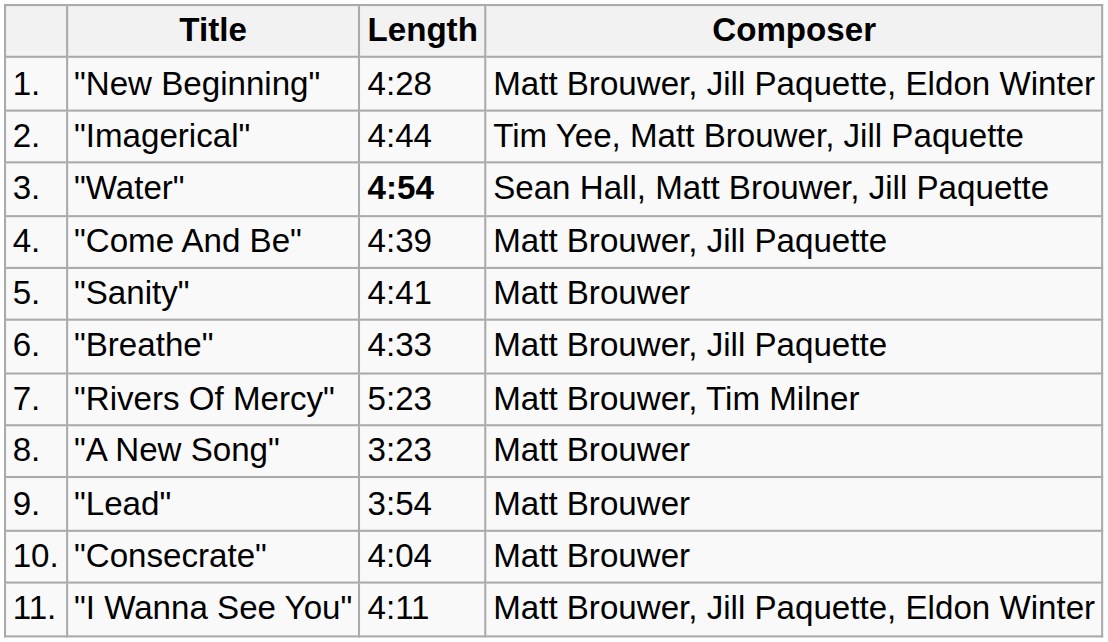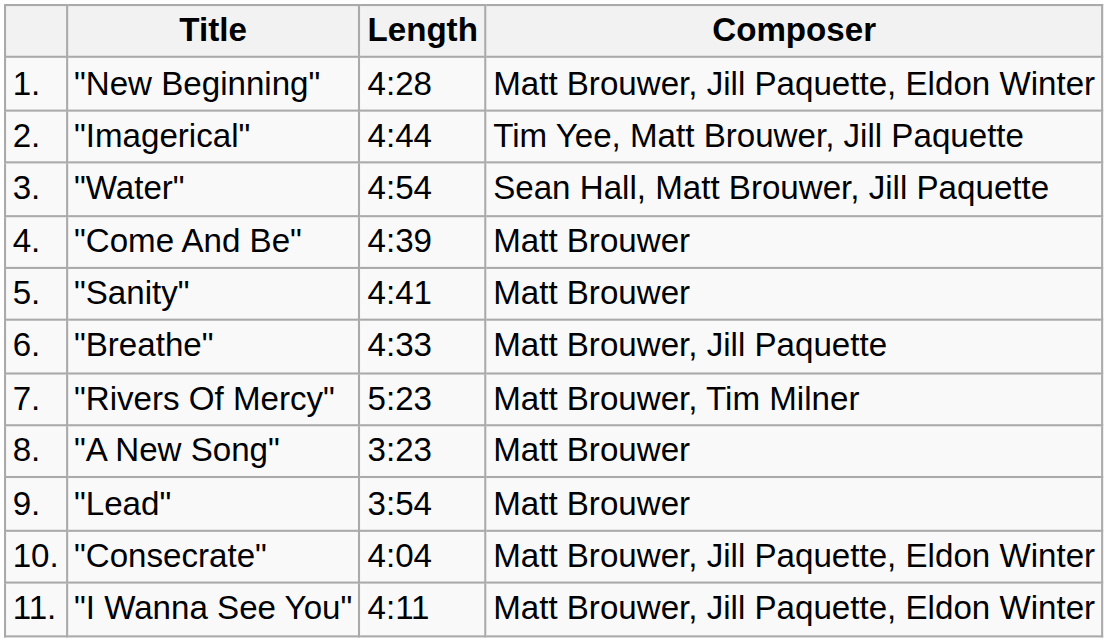(401, 188) bold -> (400, 188) normal
(690, 240) Matt Brouwer, Jill Paquette -> (592, 240) Matt Brouwer
(592, 556) Matt Brouwer -> (794, 556) Matt Brouwer, Jill Paquette, Eldon Winter
